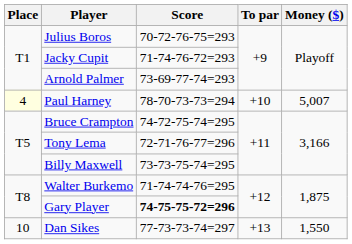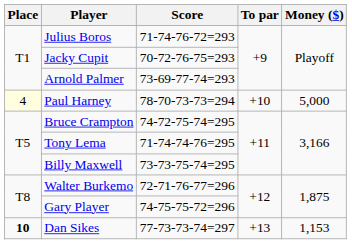(187, 36) 70-72-76-75=293 -> (187, 36) 71-74-76-72=293
(187, 57) 71-74-76-72=293 -> (187, 57) 70-72-76-75=293
(314, 100) 5,007 -> (314, 100) 5,000
(187, 143) 72-71-76-77=296 -> (187, 143) 71-74-74-76=295
(187, 185) 71-74-74-76=295 -> (187, 185) 72-71-76-77=296
(187, 206) bold -> (187, 206) normal
(23, 228) normal -> (23, 228) bold
(314, 228) 1,550 -> (314, 228) 1,153
